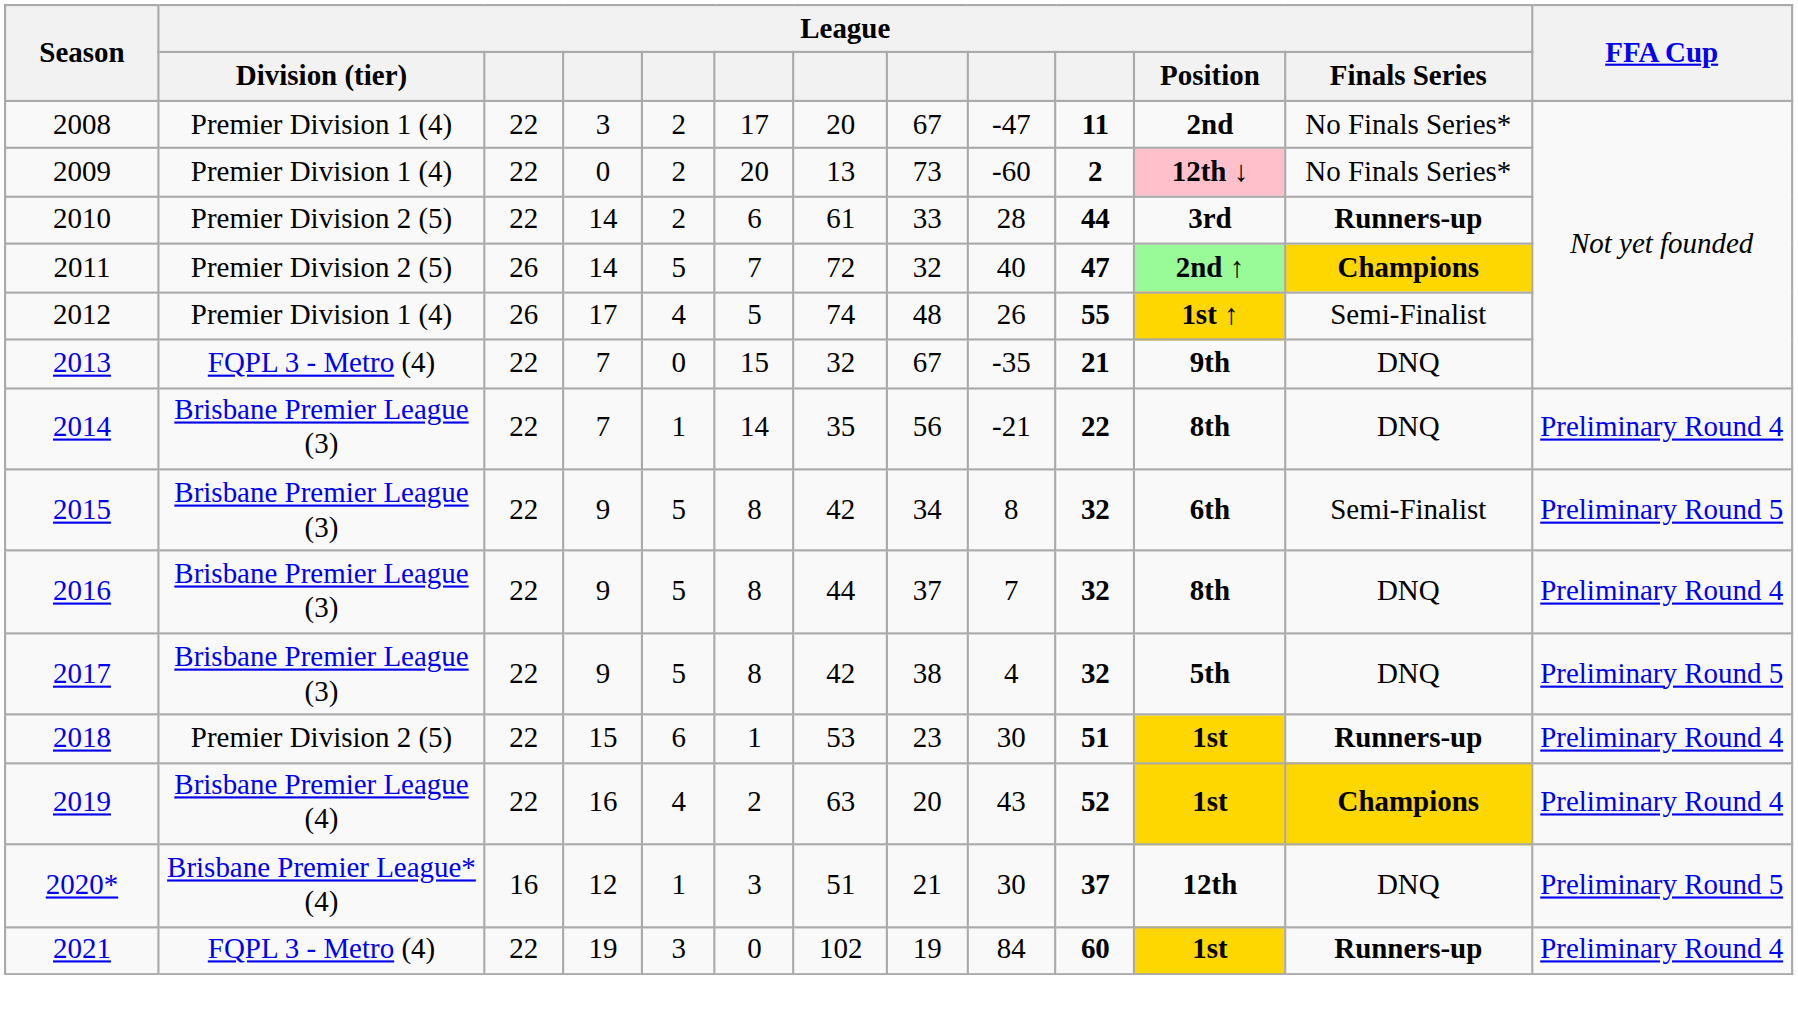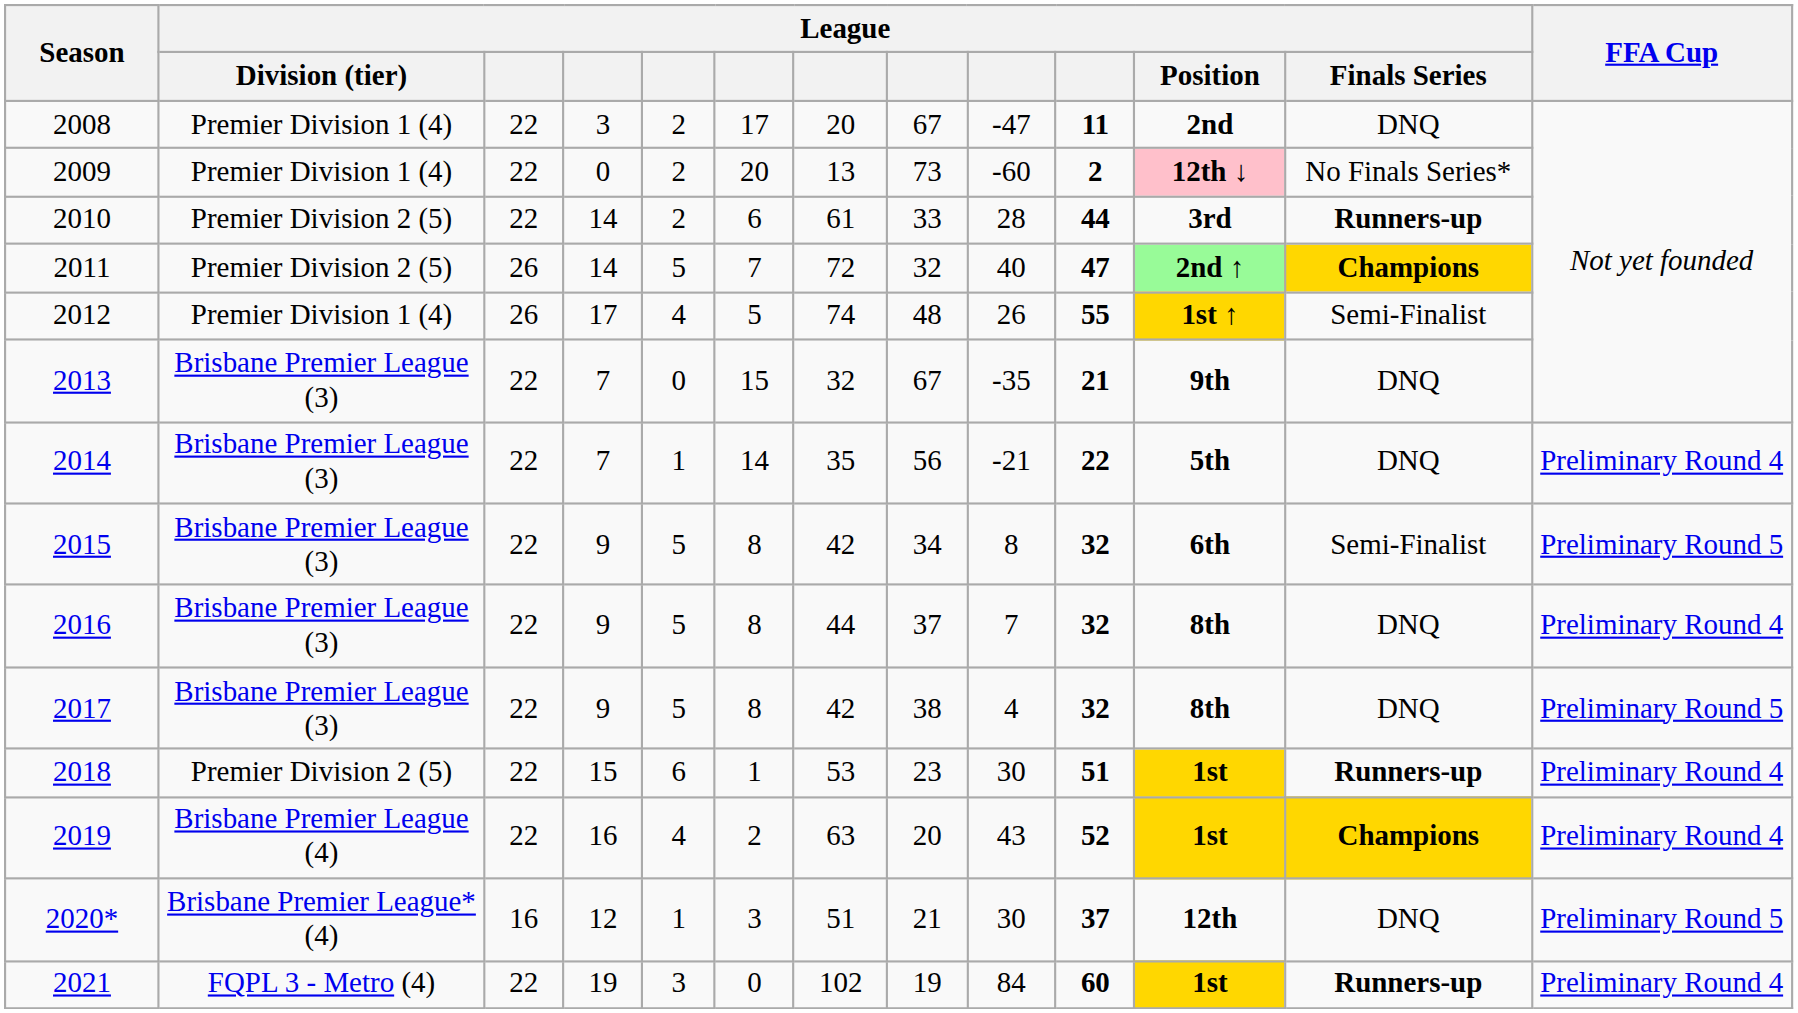(1408, 123) No Finals Series* -> (1408, 123) DNQ
(321, 362) FQPL 3 - Metro (4) -> (322, 379) Brisbane Premier League (3)
(1210, 427) 8th -> (1210, 461) 5th
(1210, 672) 5th -> (1210, 707) 8th
